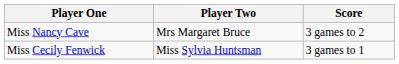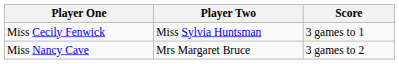rows swapped: (56, 50) <-> (48, 31)
